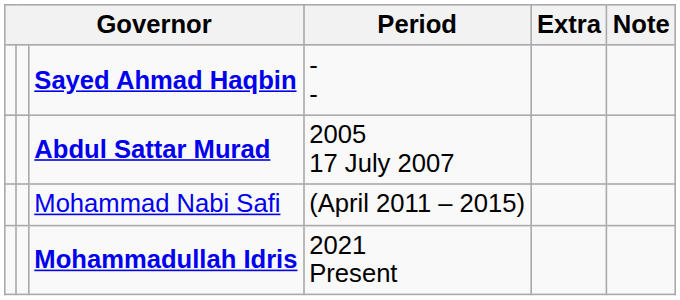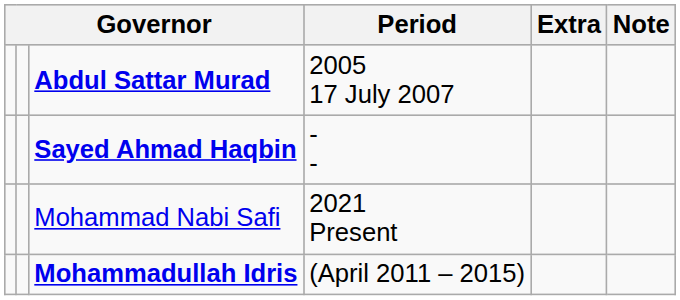rows swapped: (165, 79) <-> (152, 149)
(417, 204) (April 2011 – 2015) -> (353, 218) 2021 Present
(353, 259) 2021 Present -> (417, 273) (April 2011 – 2015)
